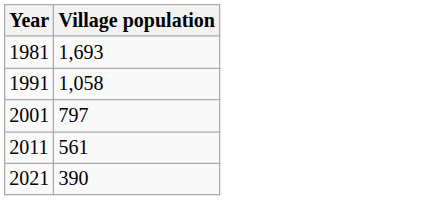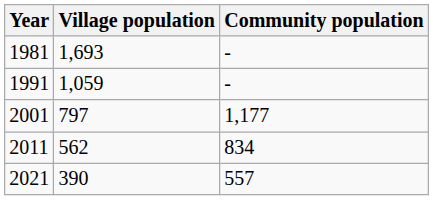+ column: (324, 20)
(81, 83) 1,058 -> (81, 83) 1,059
(73, 147) 561 -> (73, 147) 562
